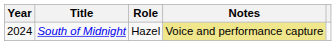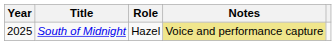(20, 31) 2024 -> (20, 31) 2025
